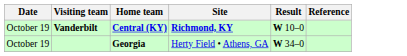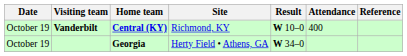+ column: (332, 12)
(202, 28) bold -> (201, 28) normal
